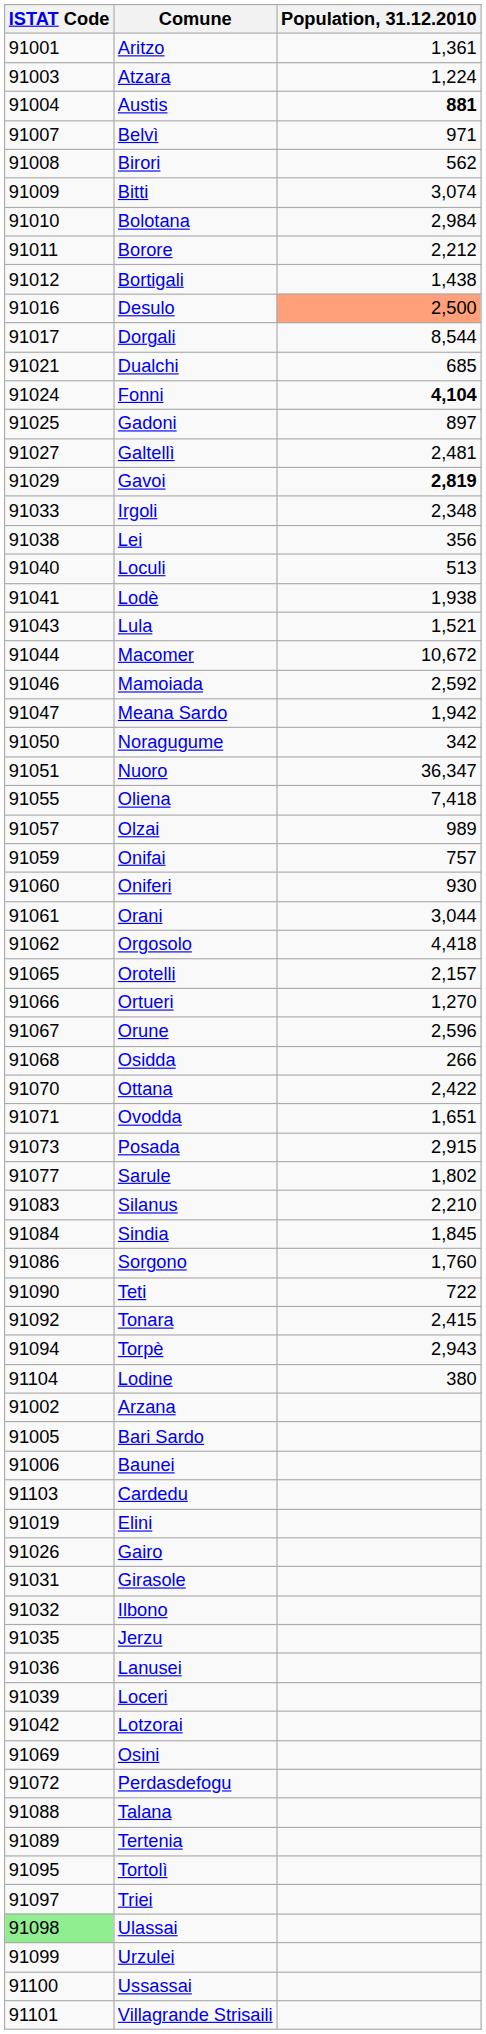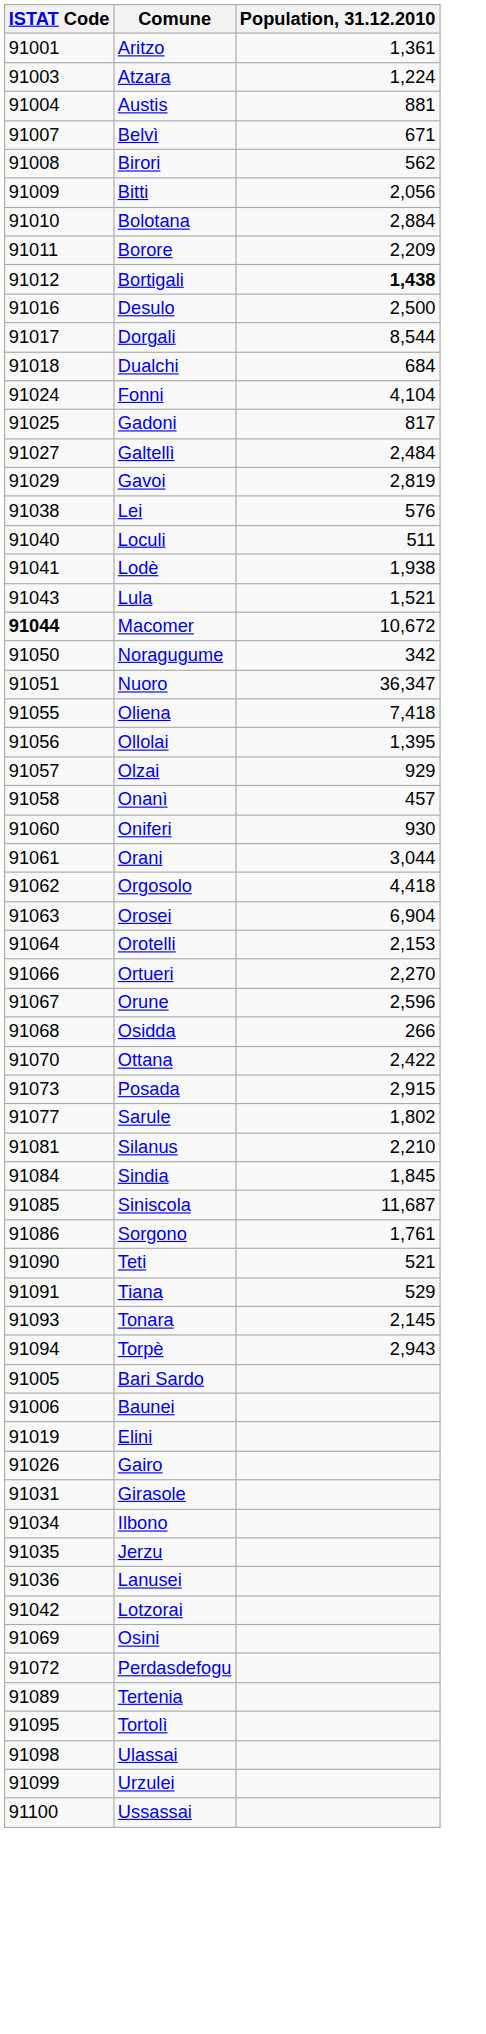(461, 105) bold -> (420, 105) normal
(461, 134) 971 -> (420, 134) 671
(454, 192) 3,074 -> (413, 192) 2,056
(454, 221) 2,984 -> (413, 221) 2,884
(454, 250) 2,212 -> (413, 250) 2,209
(454, 279) normal -> (413, 279) bold
(454, 308) lightsalmon background -> (413, 308) no background
(34, 366) 91021 -> (34, 366) 91018
(461, 366) 685 -> (420, 366) 684
(454, 395) bold -> (413, 395) normal
(461, 423) 897 -> (420, 423) 817
(454, 452) 2,481 -> (413, 452) 2,484
(454, 481) bold -> (413, 481) normal
- row: (138, 510)
(461, 539) 356 -> (420, 510) 576
(461, 568) 513 -> (421, 539) 511
(34, 655) normal -> (34, 626) bold
- row: (160, 684)
- row: (173, 713)
+ row: (143, 742)
(461, 828) 989 -> (420, 771) 929
+ row: (143, 800)
- row: (142, 857)
+ row: (145, 915)
(34, 973) 91065 -> (34, 944) 91064
(454, 973) 2,157 -> (413, 944) 2,153
(454, 1002) 1,270 -> (413, 973) 2,270
- row: (150, 1118)
(34, 1204) 91083 -> (34, 1147) 91081
+ row: (154, 1204)
(454, 1262) 1,760 -> (413, 1233) 1,761
(461, 1291) 722 -> (420, 1262) 521
+ row: (140, 1291)
(34, 1320) 91092 -> (34, 1320) 91093
(454, 1320) 2,415 -> (413, 1320) 2,145
- row: (145, 1378)
- row: (147, 1407)
- row: (153, 1494)
(34, 1609) 91032 -> (34, 1523) 91034
- row: (143, 1696)
- row: (145, 1812)
- row: (135, 1899)
(34, 1928) lightgreen background -> (34, 1754) no background
- row: (195, 2014)
